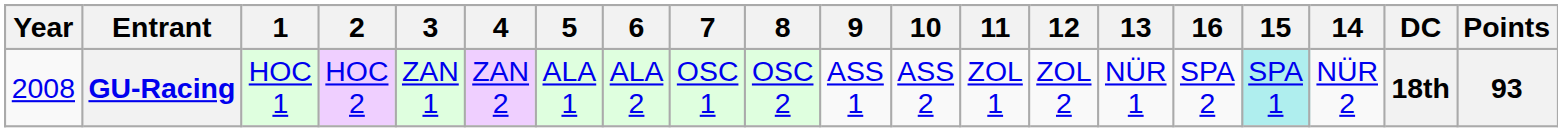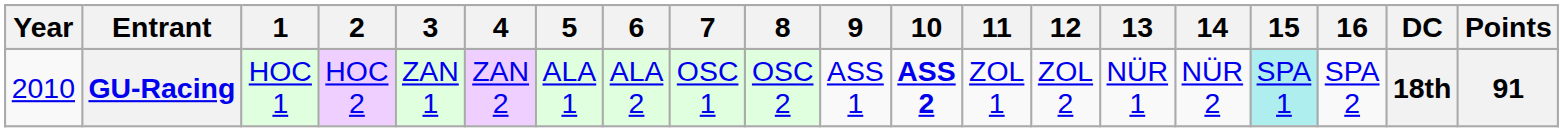columns swapped: (1347, 27) <-> (1207, 27)
(43, 88) 2008 -> (43, 88) 2010
(926, 88) normal -> (926, 88) bold
(1507, 88) 93 -> (1508, 88) 91
